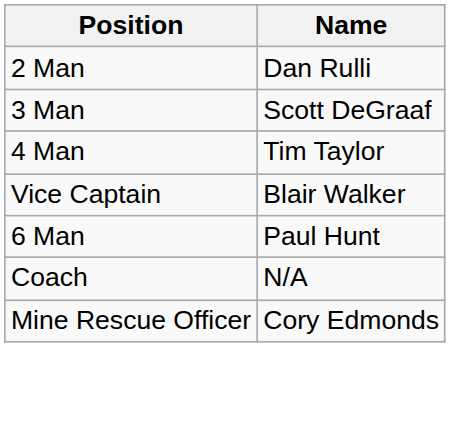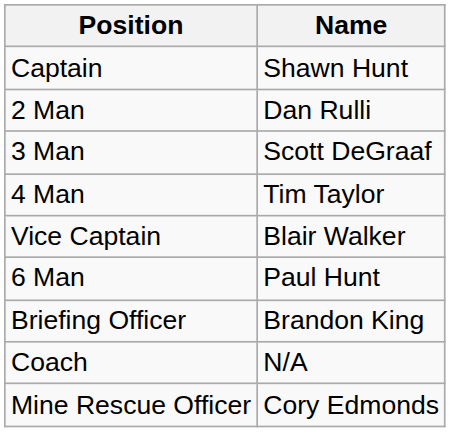+ row: (57, 67)
+ row: (99, 320)
